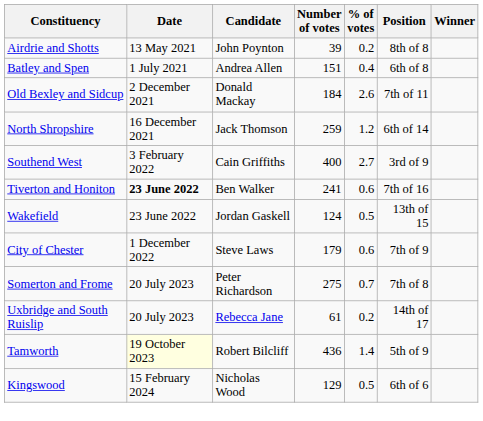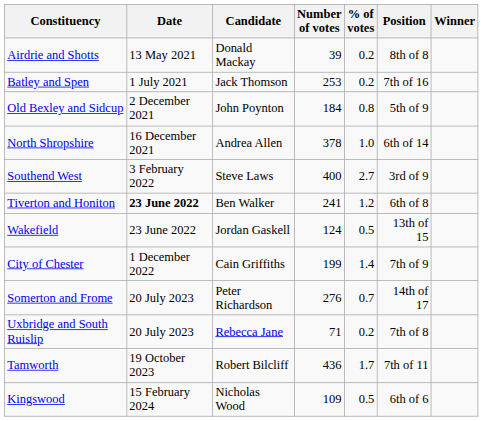(250, 48) John Poynton -> (235, 55) Donald Mackay
(249, 68) Andrea Allen -> (251, 82) Jack Thomson
(332, 68) 151 -> (332, 82) 253
(366, 68) 0.4 -> (366, 82) 0.2
(409, 68) 6th of 8 -> (406, 82) 7th of 16
(235, 94) Donald Mackay -> (250, 108) John Poynton
(366, 94) 2.6 -> (366, 108) 0.8
(406, 94) 7th of 11 -> (409, 108) 5th of 9
(251, 128) Jack Thomson -> (249, 142) Andrea Allen
(332, 128) 259 -> (332, 142) 378
(366, 128) 1.2 -> (366, 142) 1.0
(250, 162) Cain Griffiths -> (244, 176) Steve Laws
(366, 189) 0.6 -> (366, 203) 1.2
(406, 189) 7th of 16 -> (409, 203) 6th of 8
(244, 249) Steve Laws -> (250, 263) Cain Griffiths
(332, 249) 179 -> (332, 263) 199
(366, 249) 0.6 -> (366, 263) 1.4
(332, 283) 275 -> (332, 297) 276
(409, 283) 7th of 8 -> (411, 297) 14th of 17
(335, 317) 61 -> (335, 331) 71
(411, 317) 14th of 17 -> (409, 331) 7th of 8
(157, 351) lightyellow background -> (157, 365) no background
(366, 351) 1.4 -> (366, 365) 1.7
(409, 351) 5th of 9 -> (406, 365) 7th of 11
(332, 385) 129 -> (332, 399) 109
